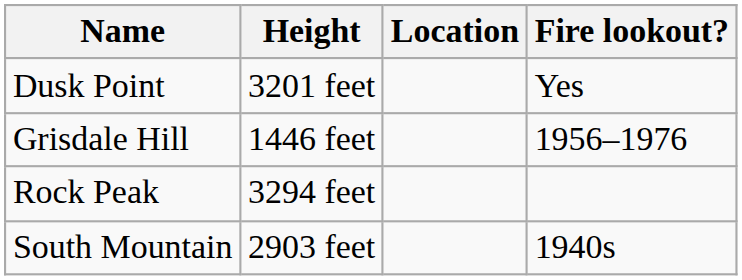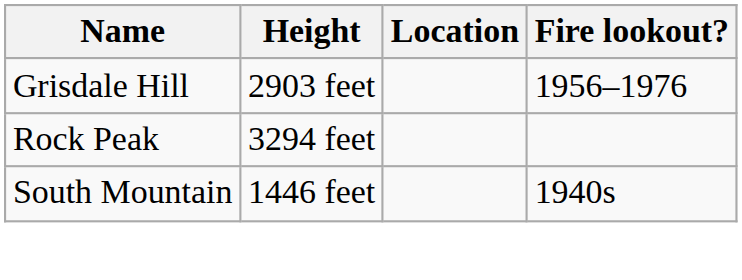- row: (89, 85)
(312, 138) 1446 feet -> (312, 85) 2903 feet
(312, 246) 2903 feet -> (312, 192) 1446 feet
